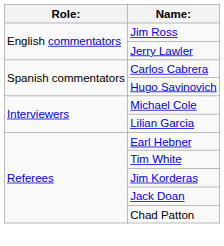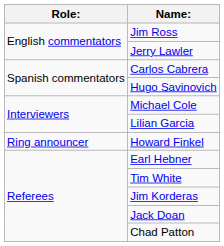+ row: (167, 141)
